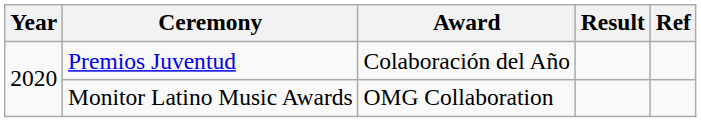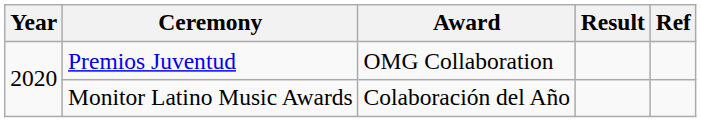(467, 60) Colaboración del Año -> (459, 60) OMG Collaboration
(459, 97) OMG Collaboration -> (467, 97) Colaboración del Año
